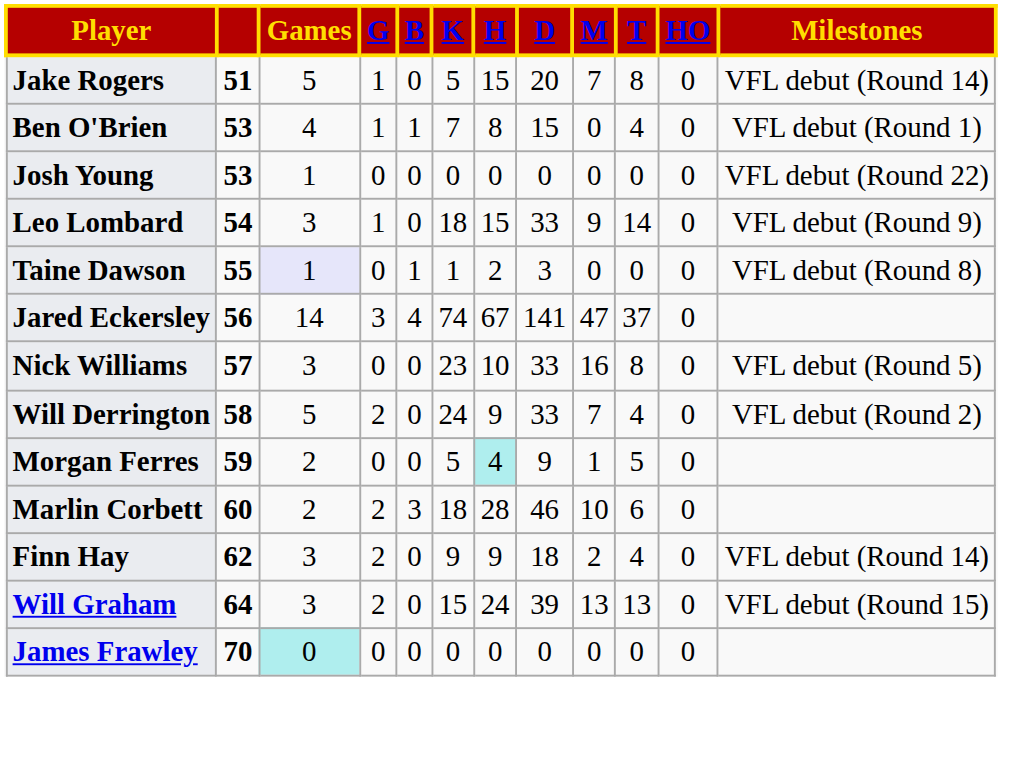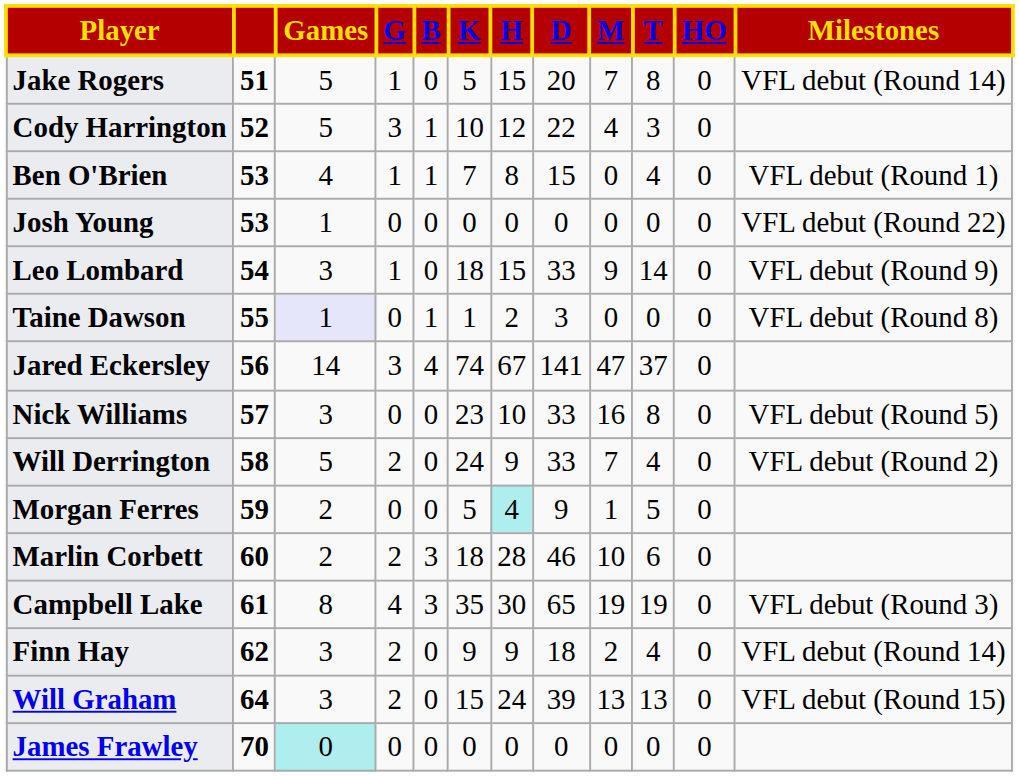+ row: (120, 127)
+ row: (108, 603)
